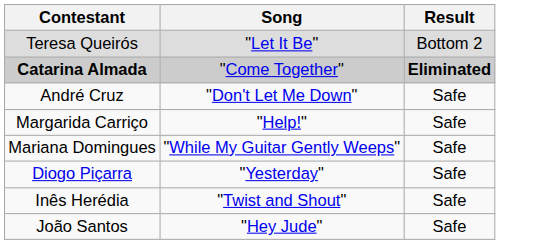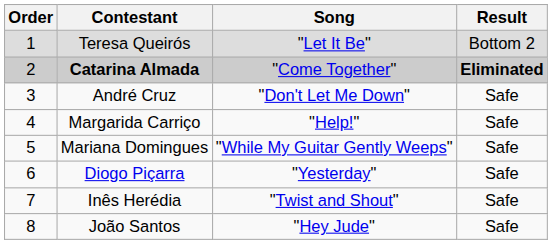+ column: (31, 17)
